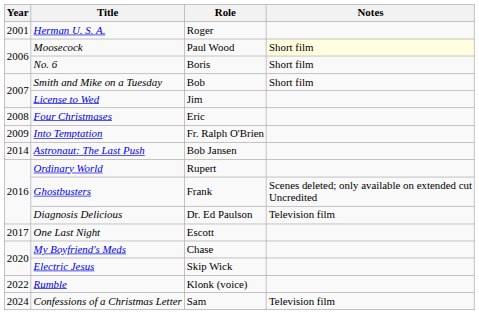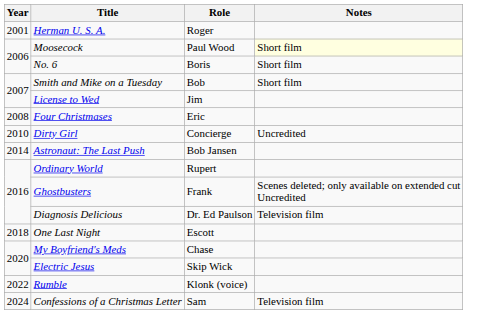- row: (68, 133)
+ row: (56, 133)
(18, 232) 2017 -> (18, 232) 2018
